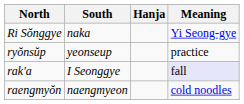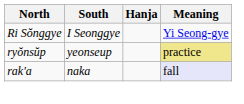(79, 33) naka -> (93, 33) I Seonggye
(190, 52) no background -> (182, 52) khaki background
(93, 71) I Seonggye -> (79, 71) naka
- row: (34, 90)
